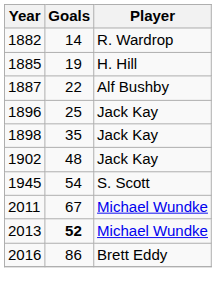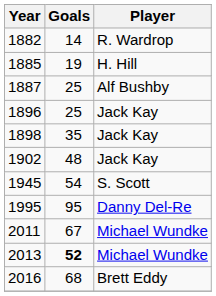(78, 87) 22 -> (78, 87) 25
+ row: (25, 207)
(78, 254) 86 -> (78, 278) 68
